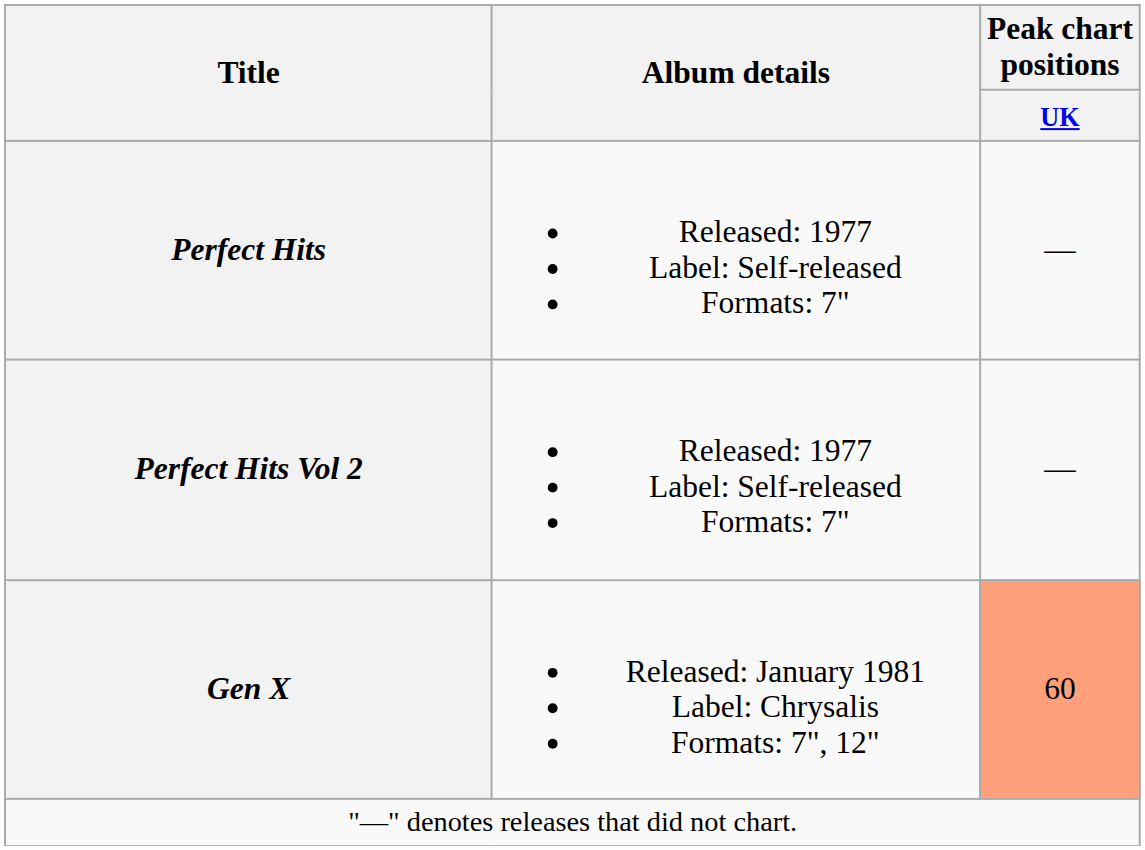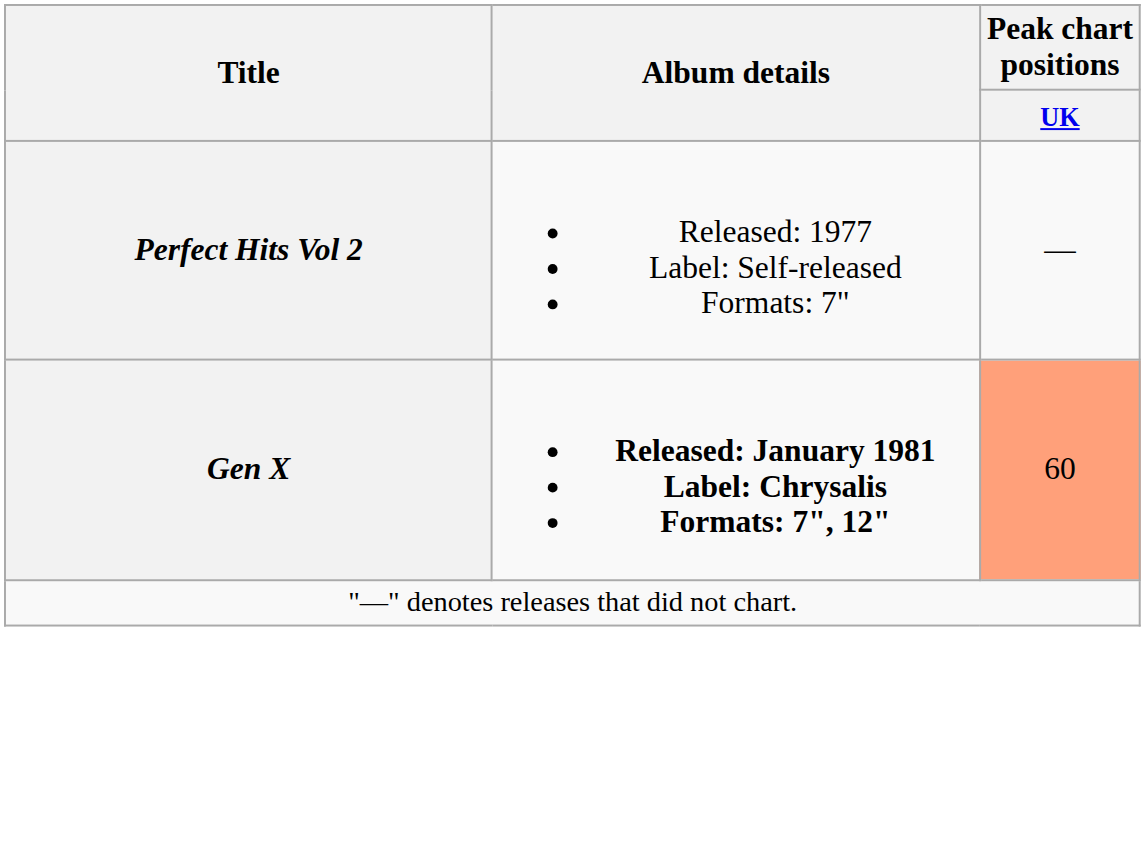- row: (249, 249)
(736, 707) normal -> (736, 487) bold
